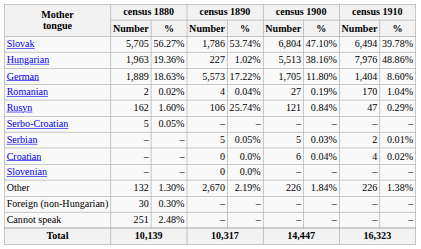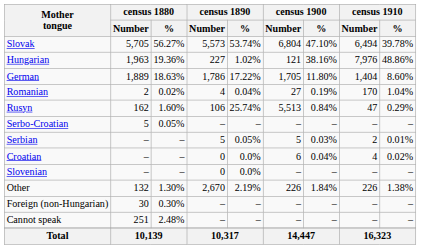(214, 44) 1,786 -> (214, 44) 5,573
(290, 60) 5,513 -> (294, 60) 121
(214, 76) 5,573 -> (214, 76) 1,786
(294, 108) 121 -> (290, 108) 5,513
